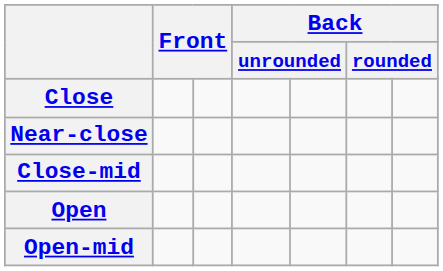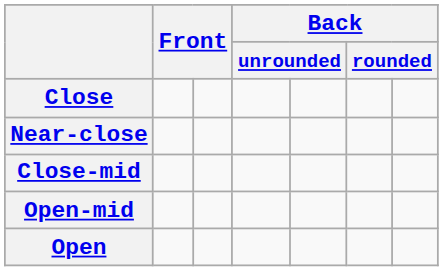rows swapped: (79, 247) <-> (79, 210)
